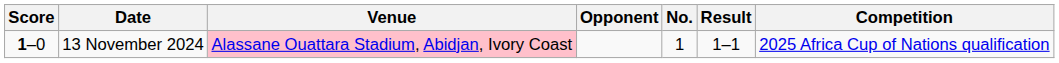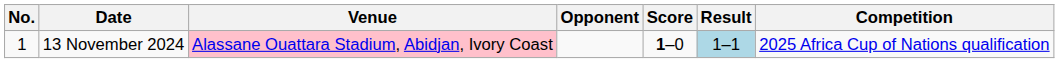columns swapped: (680, 17) <-> (31, 17)
(726, 44) no background -> (726, 44) lightblue background
